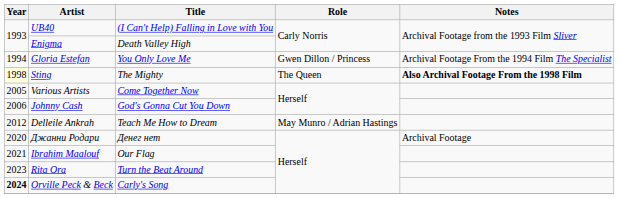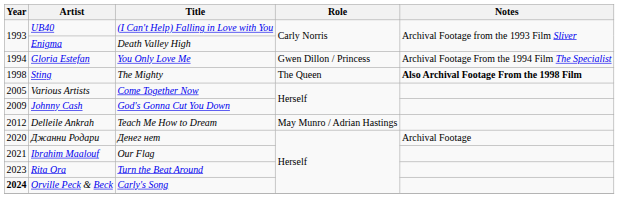(17, 75) lightyellow background -> (17, 75) no background
(17, 106) 2006 -> (17, 106) 2009
